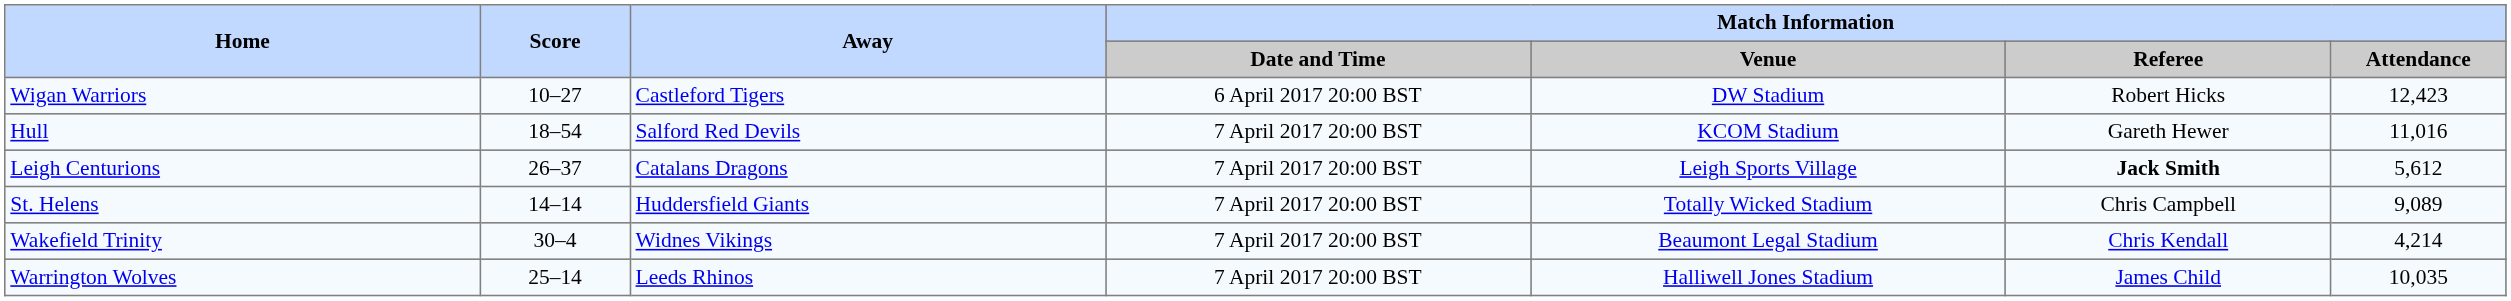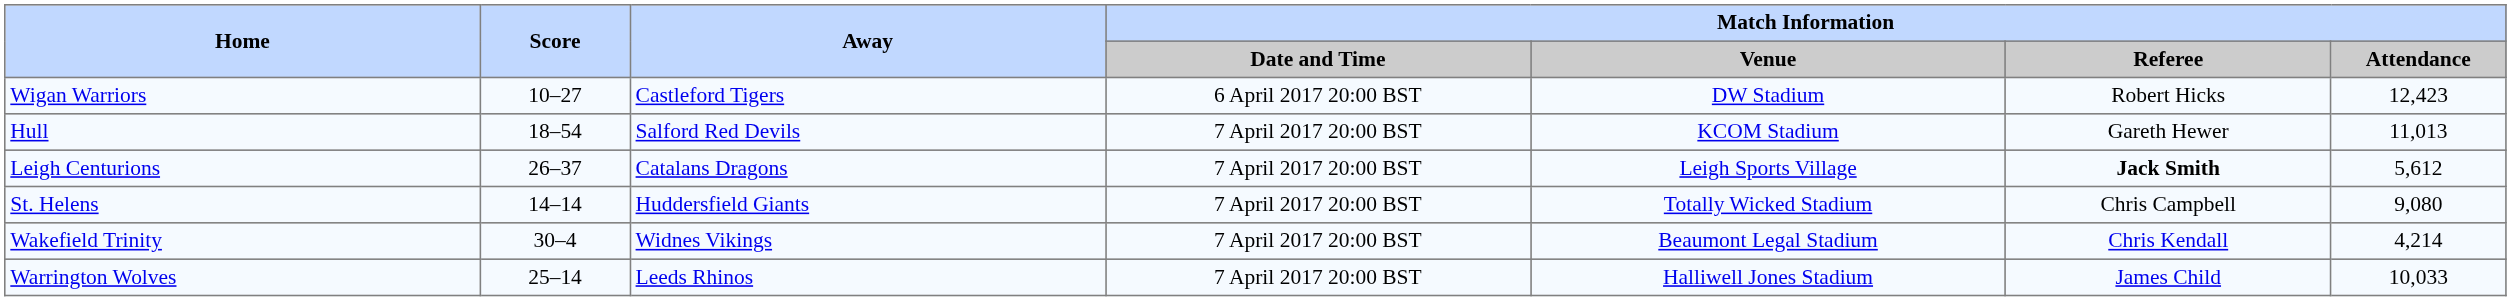(2418, 131) 11,016 -> (2418, 131) 11,013
(2418, 204) 9,089 -> (2418, 204) 9,080
(2418, 277) 10,035 -> (2418, 277) 10,033
